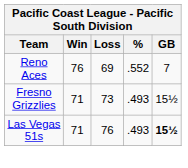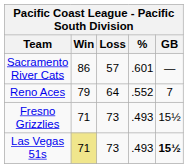+ row: (38, 68)
(77, 68) 76 -> (84, 93) 79
(107, 68) 69 -> (113, 93) 64
(77, 130) no background -> (84, 148) khaki background
(107, 130) 76 -> (113, 148) 73
